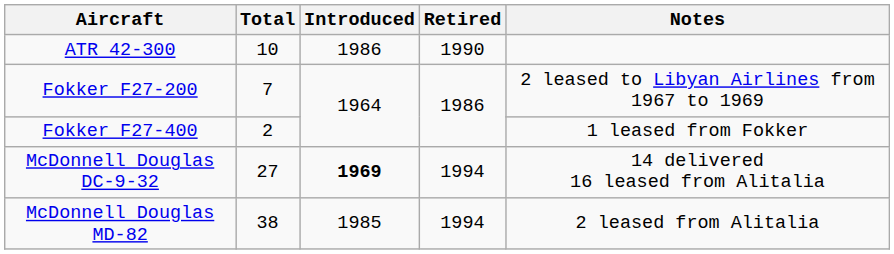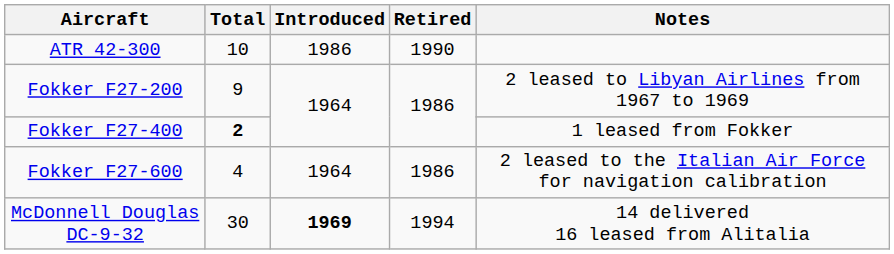(268, 91) 7 -> (238, 91) 9
(268, 131) normal -> (238, 131) bold
+ row: (105, 172)
(268, 172) 27 -> (238, 223) 30
- row: (120, 223)
